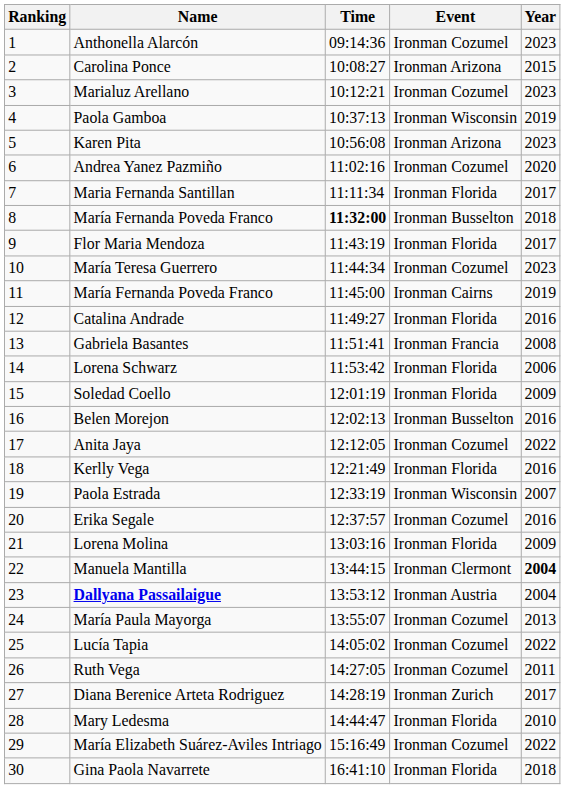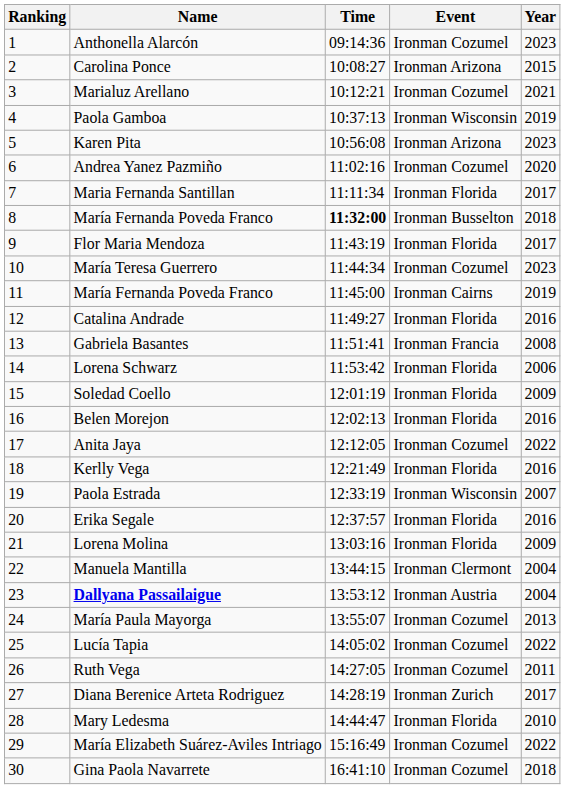(540, 92) 2023 -> (540, 92) 2021
(454, 419) Ironman Busselton -> (445, 419) Ironman Florida
(451, 519) Ironman Cozumel -> (445, 519) Ironman Florida
(540, 569) bold -> (540, 569) normal
(445, 770) Ironman Florida -> (451, 770) Ironman Cozumel
